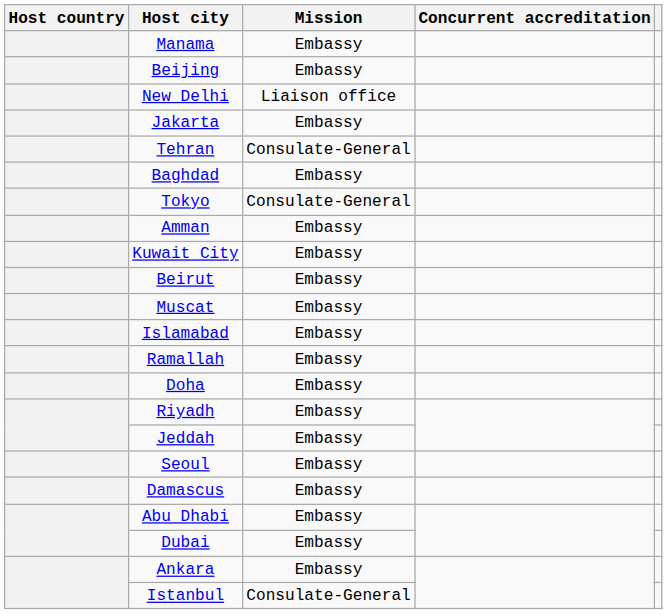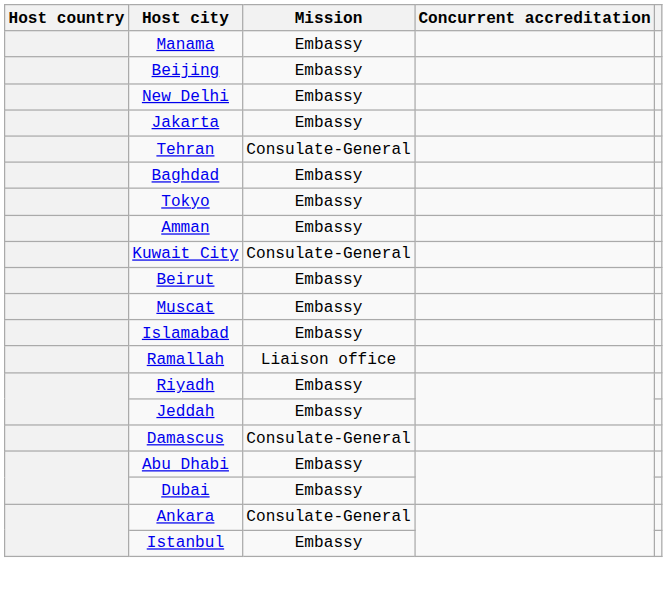(329, 97) Liaison office -> (329, 97) Embassy
(329, 202) Consulate-General -> (329, 202) Embassy
(329, 254) Embassy -> (329, 254) Consulate-General
(329, 359) Embassy -> (329, 359) Liaison office
- row: (185, 386)
- row: (185, 464)
(329, 491) Embassy -> (329, 438) Consulate-General
(329, 569) Embassy -> (329, 517) Consulate-General
(329, 596) Consulate-General -> (329, 543) Embassy
